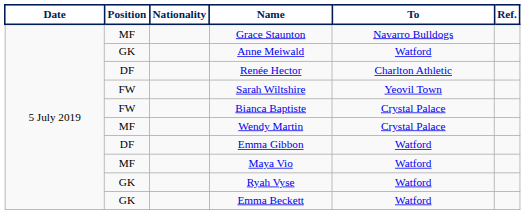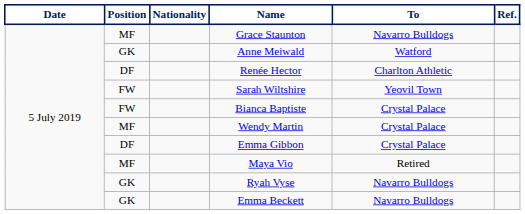(413, 145) Watford -> (413, 145) Crystal Palace
(413, 163) Watford -> (413, 163) Retired
(413, 182) Watford -> (413, 182) Navarro Bulldogs
(413, 200) Watford -> (413, 200) Navarro Bulldogs
